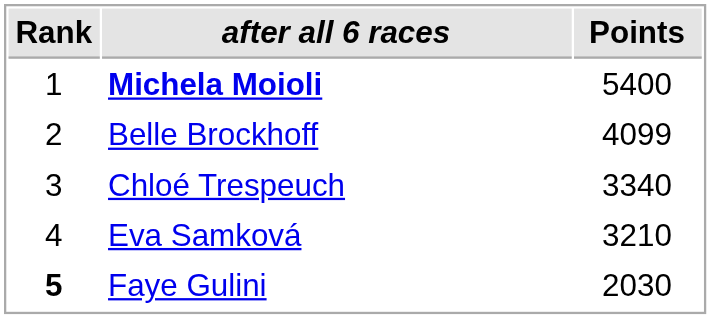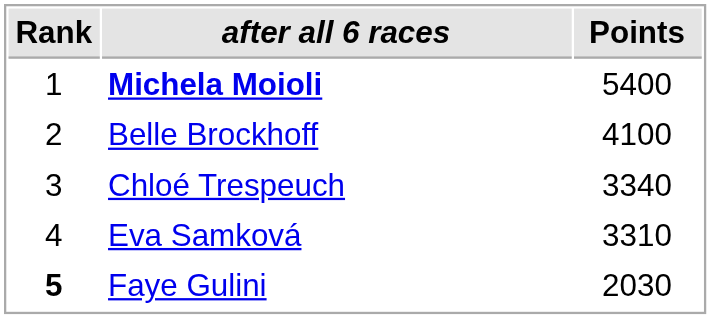(637, 135) 4099 -> (637, 135) 4100
(637, 235) 3210 -> (637, 235) 3310
